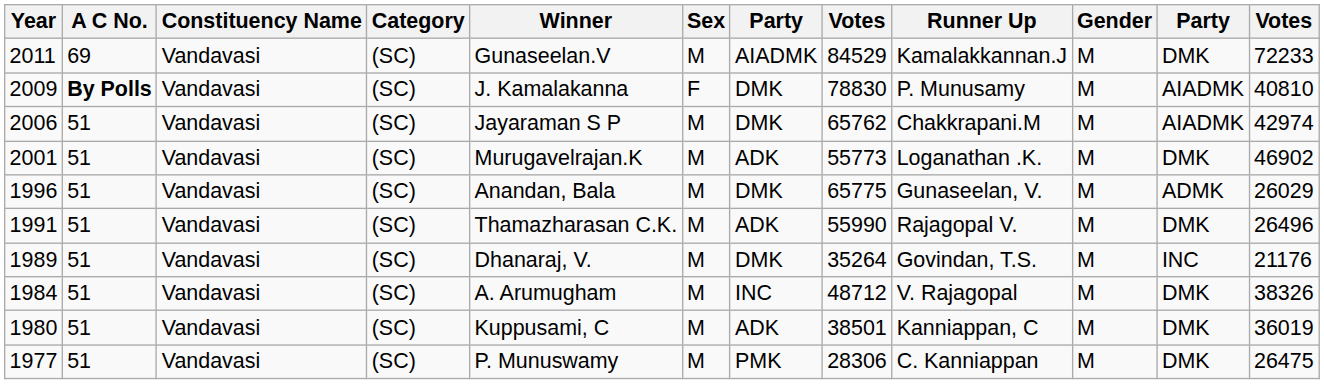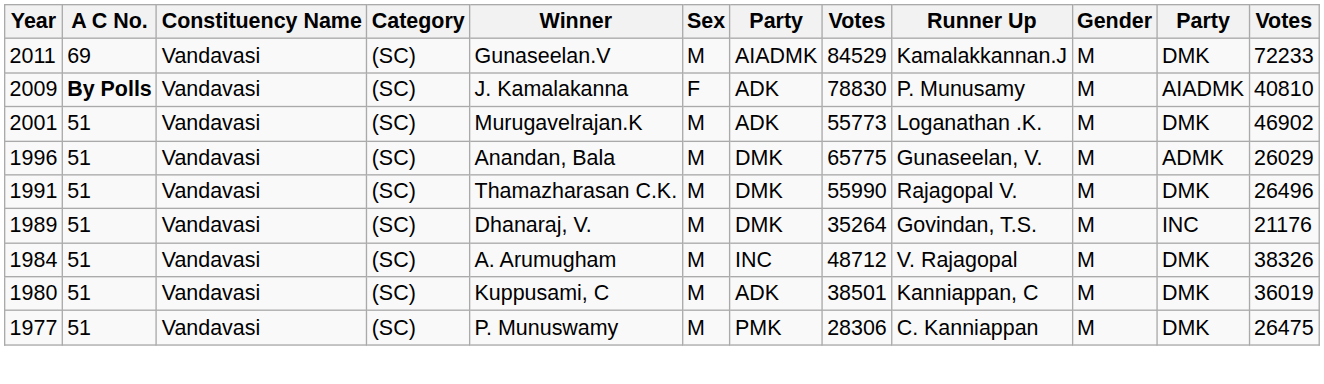(759, 89) DMK -> (757, 89) ADK
- row: (33, 123)
(757, 225) ADK -> (759, 191) DMK
